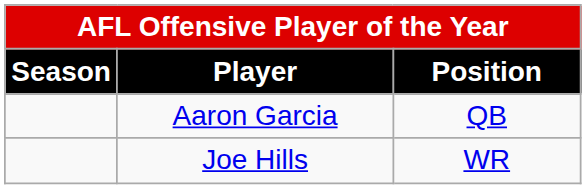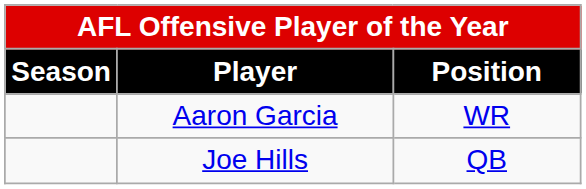(487, 115) QB -> (487, 115) WR
(487, 159) WR -> (487, 159) QB
